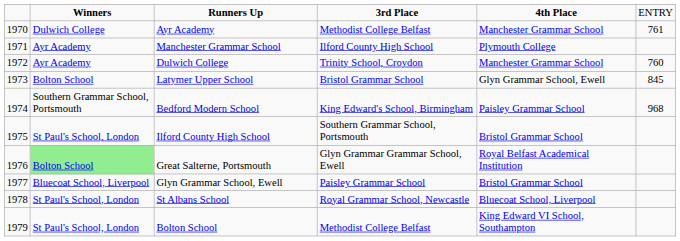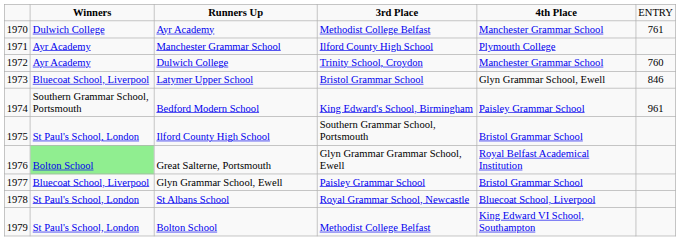(63, 79) Bolton School -> (91, 79) Bluecoat School, Liverpool
(656, 79) 845 -> (656, 79) 846
(656, 108) 968 -> (656, 108) 961
